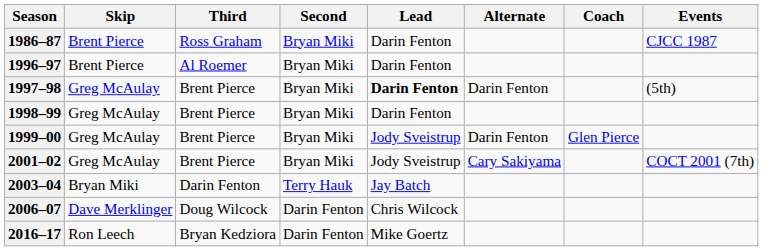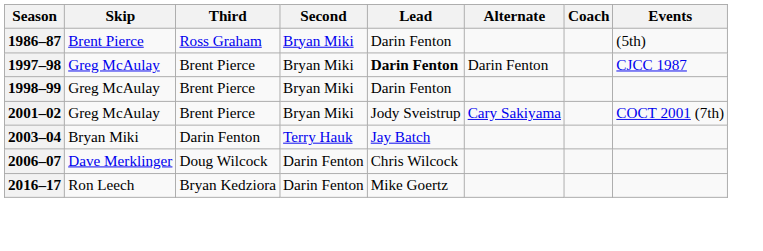(682, 40) CJCC 1987 -> (631, 40) (5th)
- row: (35, 64)
(661, 88) (5th) -> (652, 64) CJCC 1987
- row: (35, 137)
